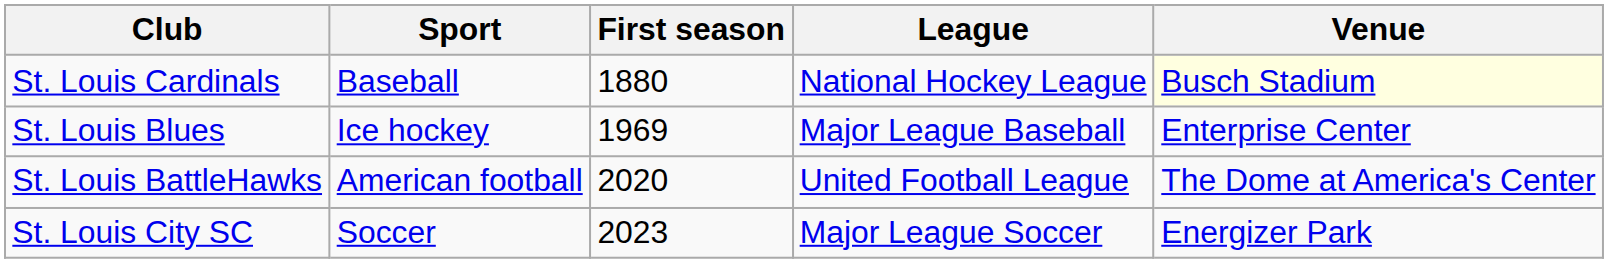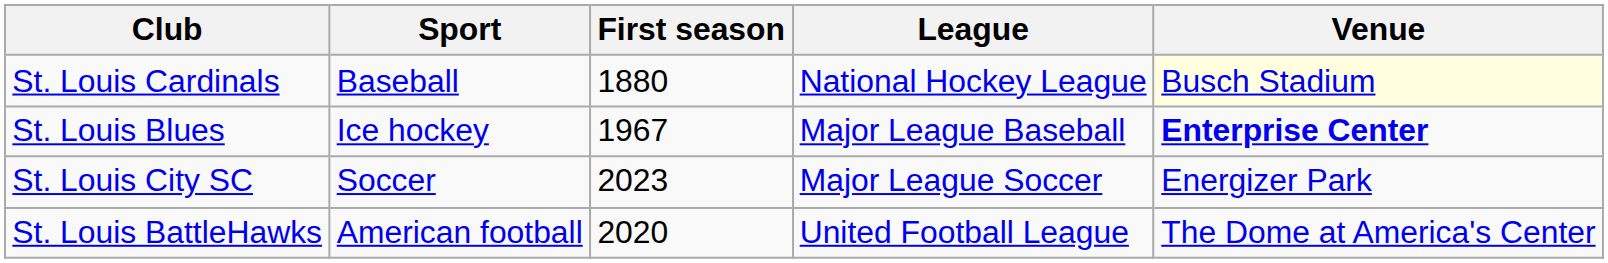(633, 130) 1969 -> (633, 130) 1967
(1286, 130) normal -> (1295, 130) bold
rows swapped: (133, 231) <-> (167, 181)
